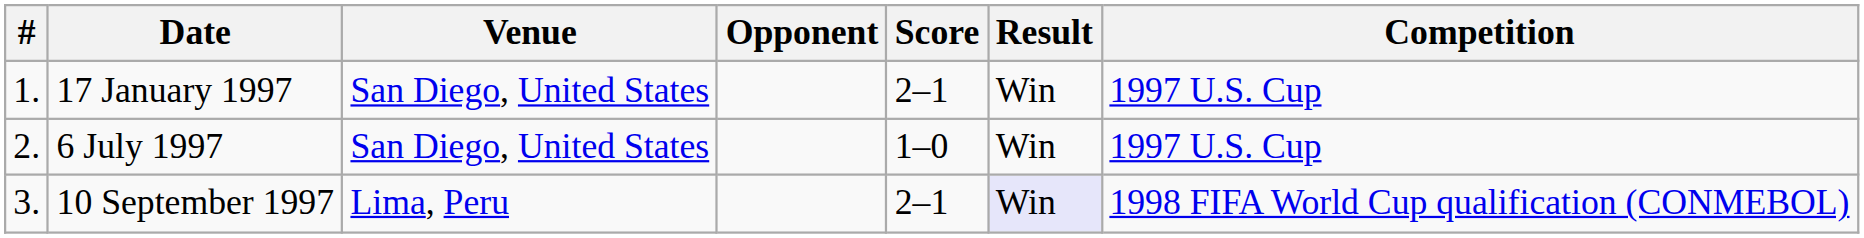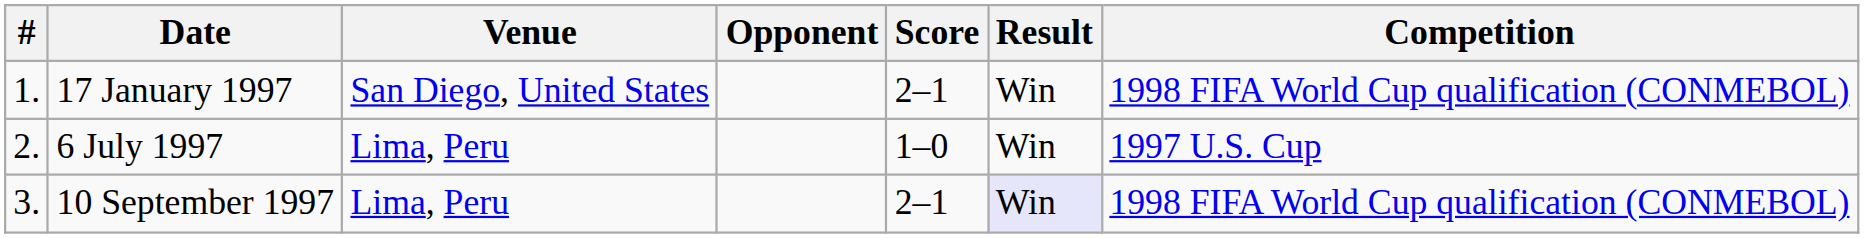(1215, 89) 1997 U.S. Cup -> (1479, 89) 1998 FIFA World Cup qualification (CONMEBOL)
(530, 145) San Diego, United States -> (430, 145) Lima, Peru
